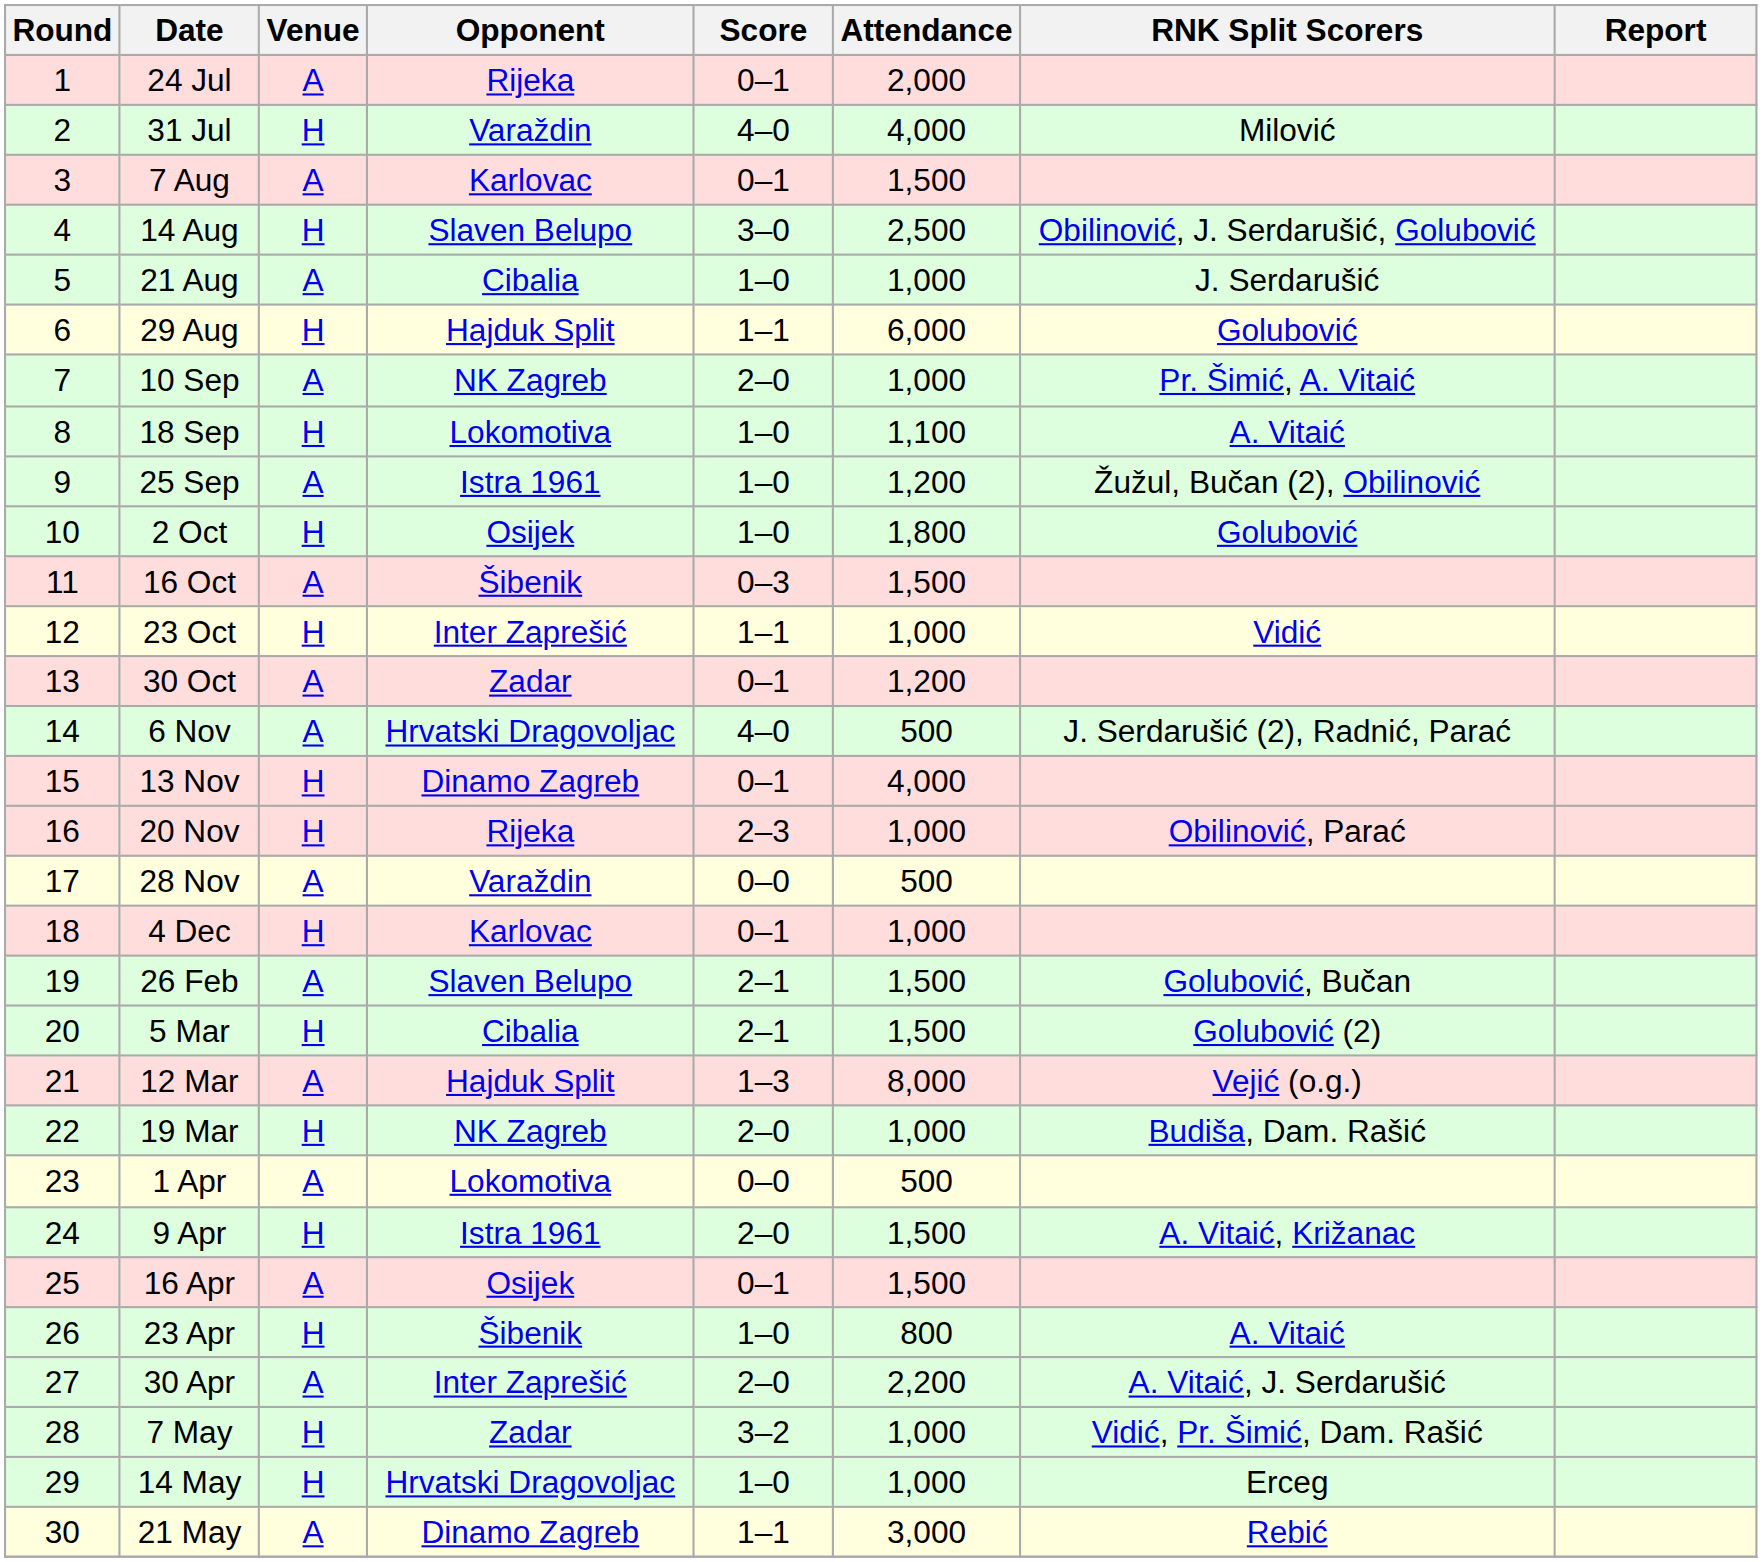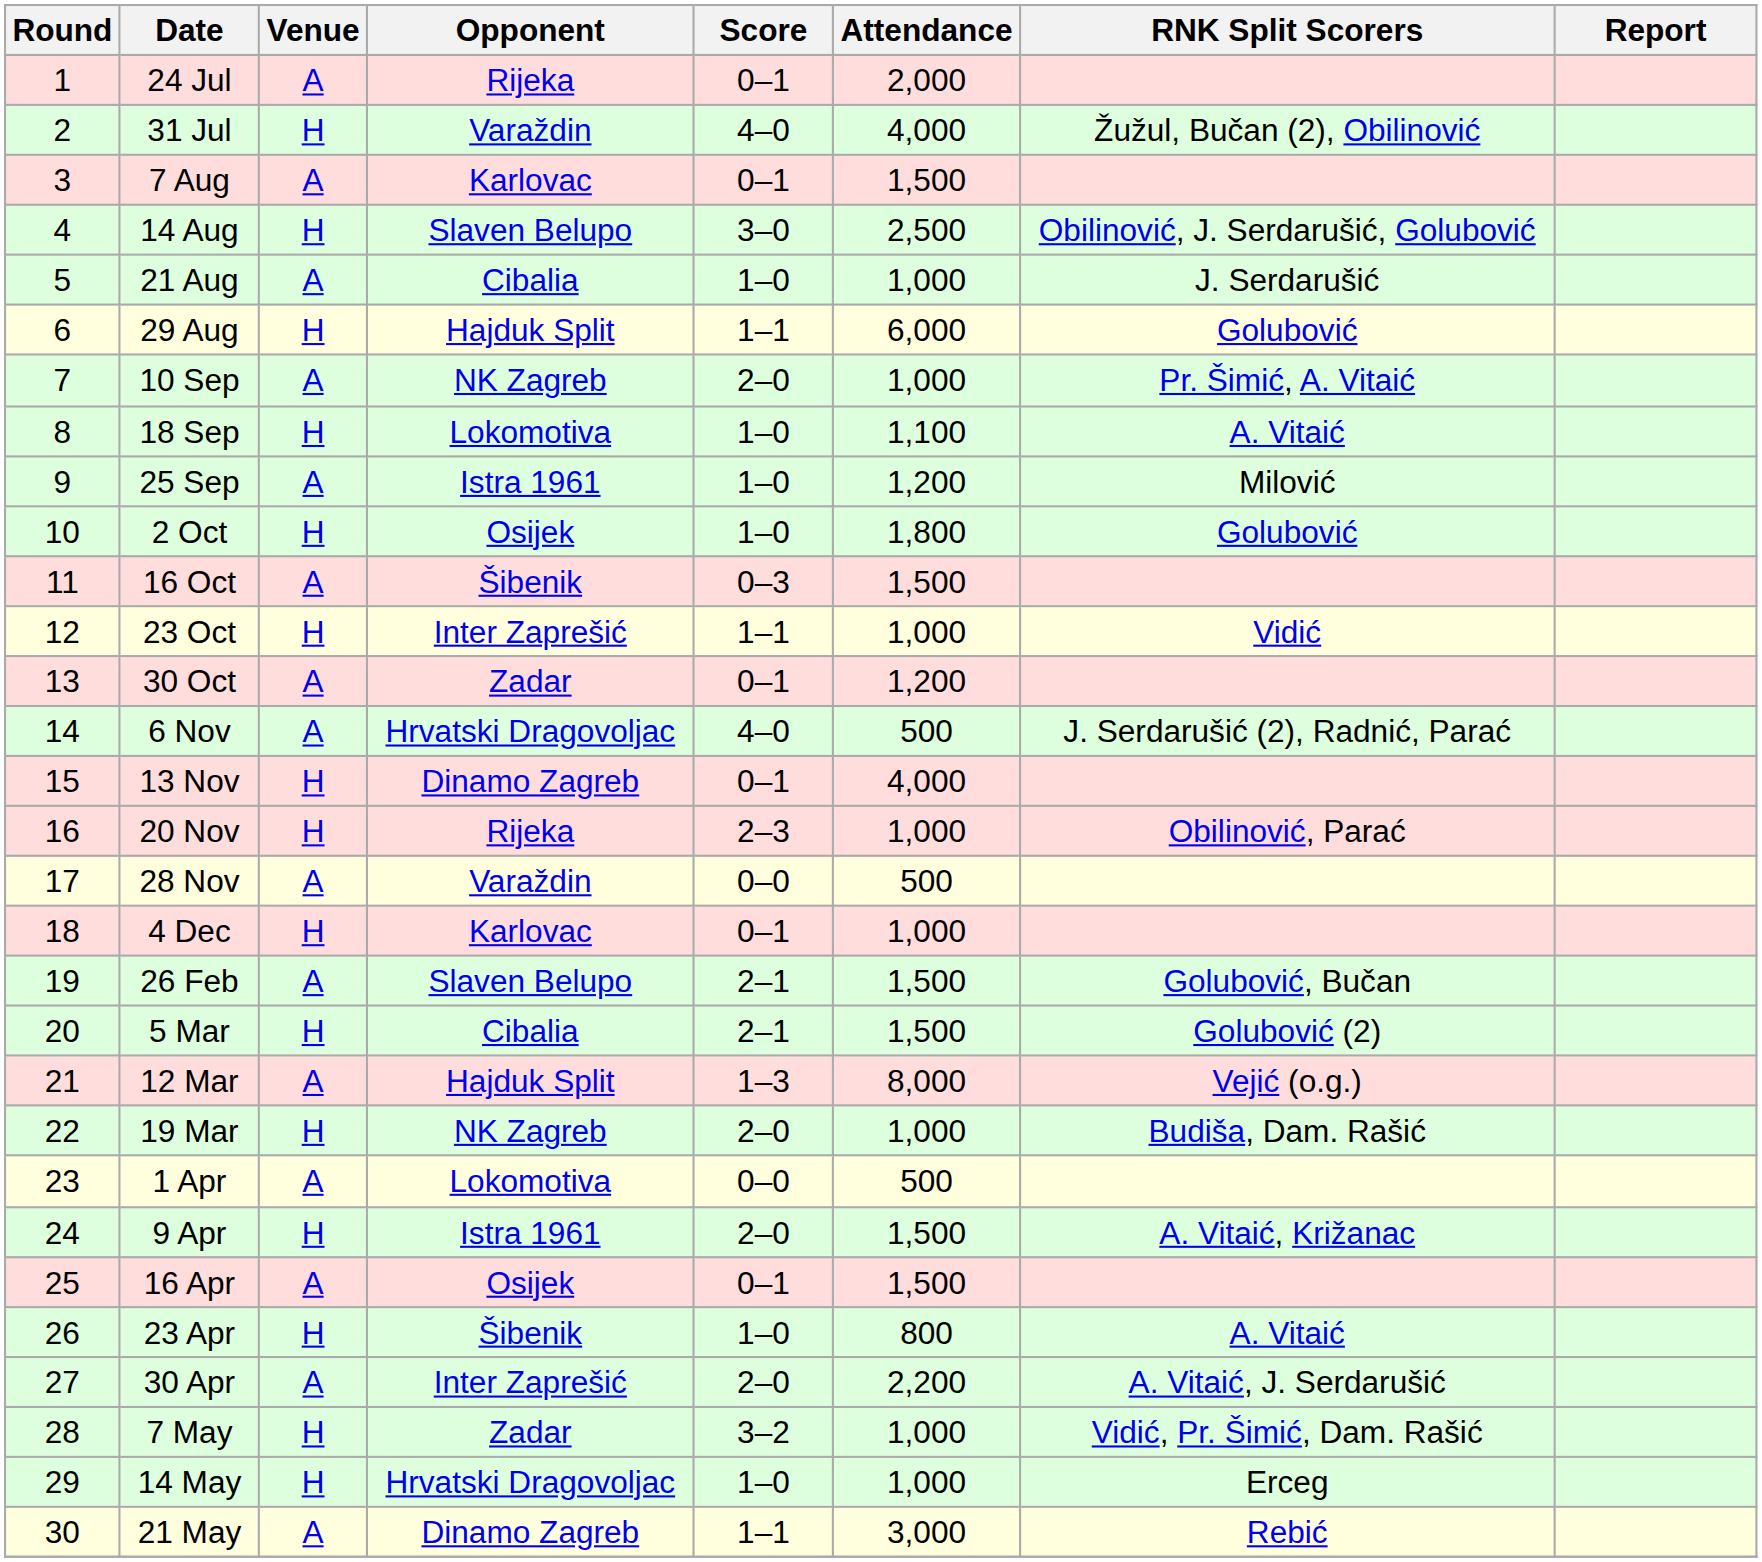(1287, 130) Milović -> (1287, 130) Žužul, Bučan (2), Obilinović
(1287, 481) Žužul, Bučan (2), Obilinović -> (1287, 481) Milović
